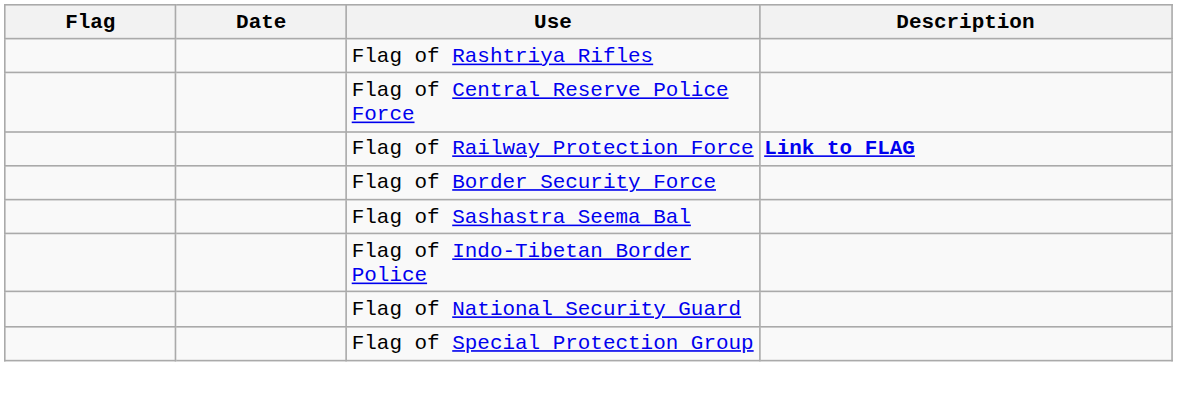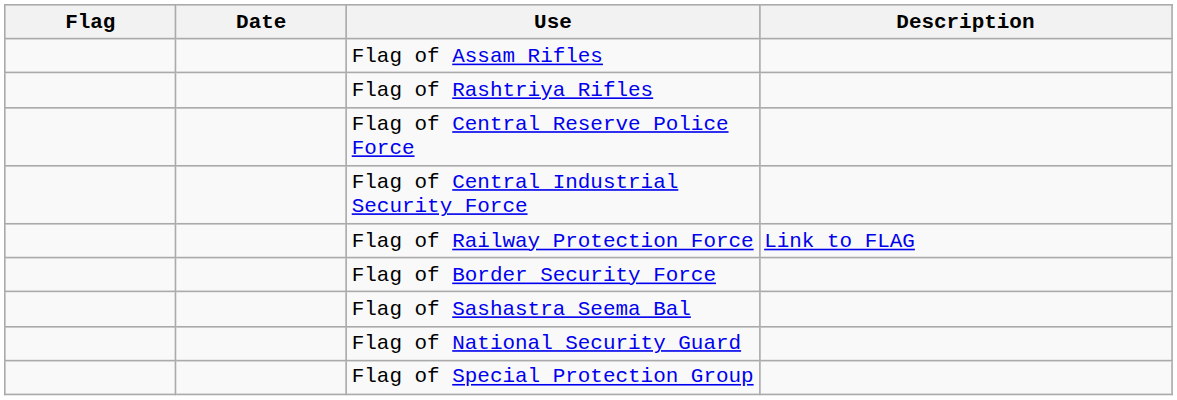+ row: (477, 56)
+ row: (515, 195)
(840, 148) bold -> (840, 241) normal
- row: (521, 263)
